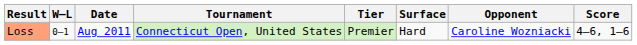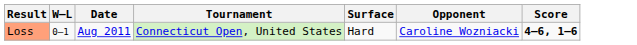- column: (371, 13)
(603, 31) normal -> (551, 31) bold
